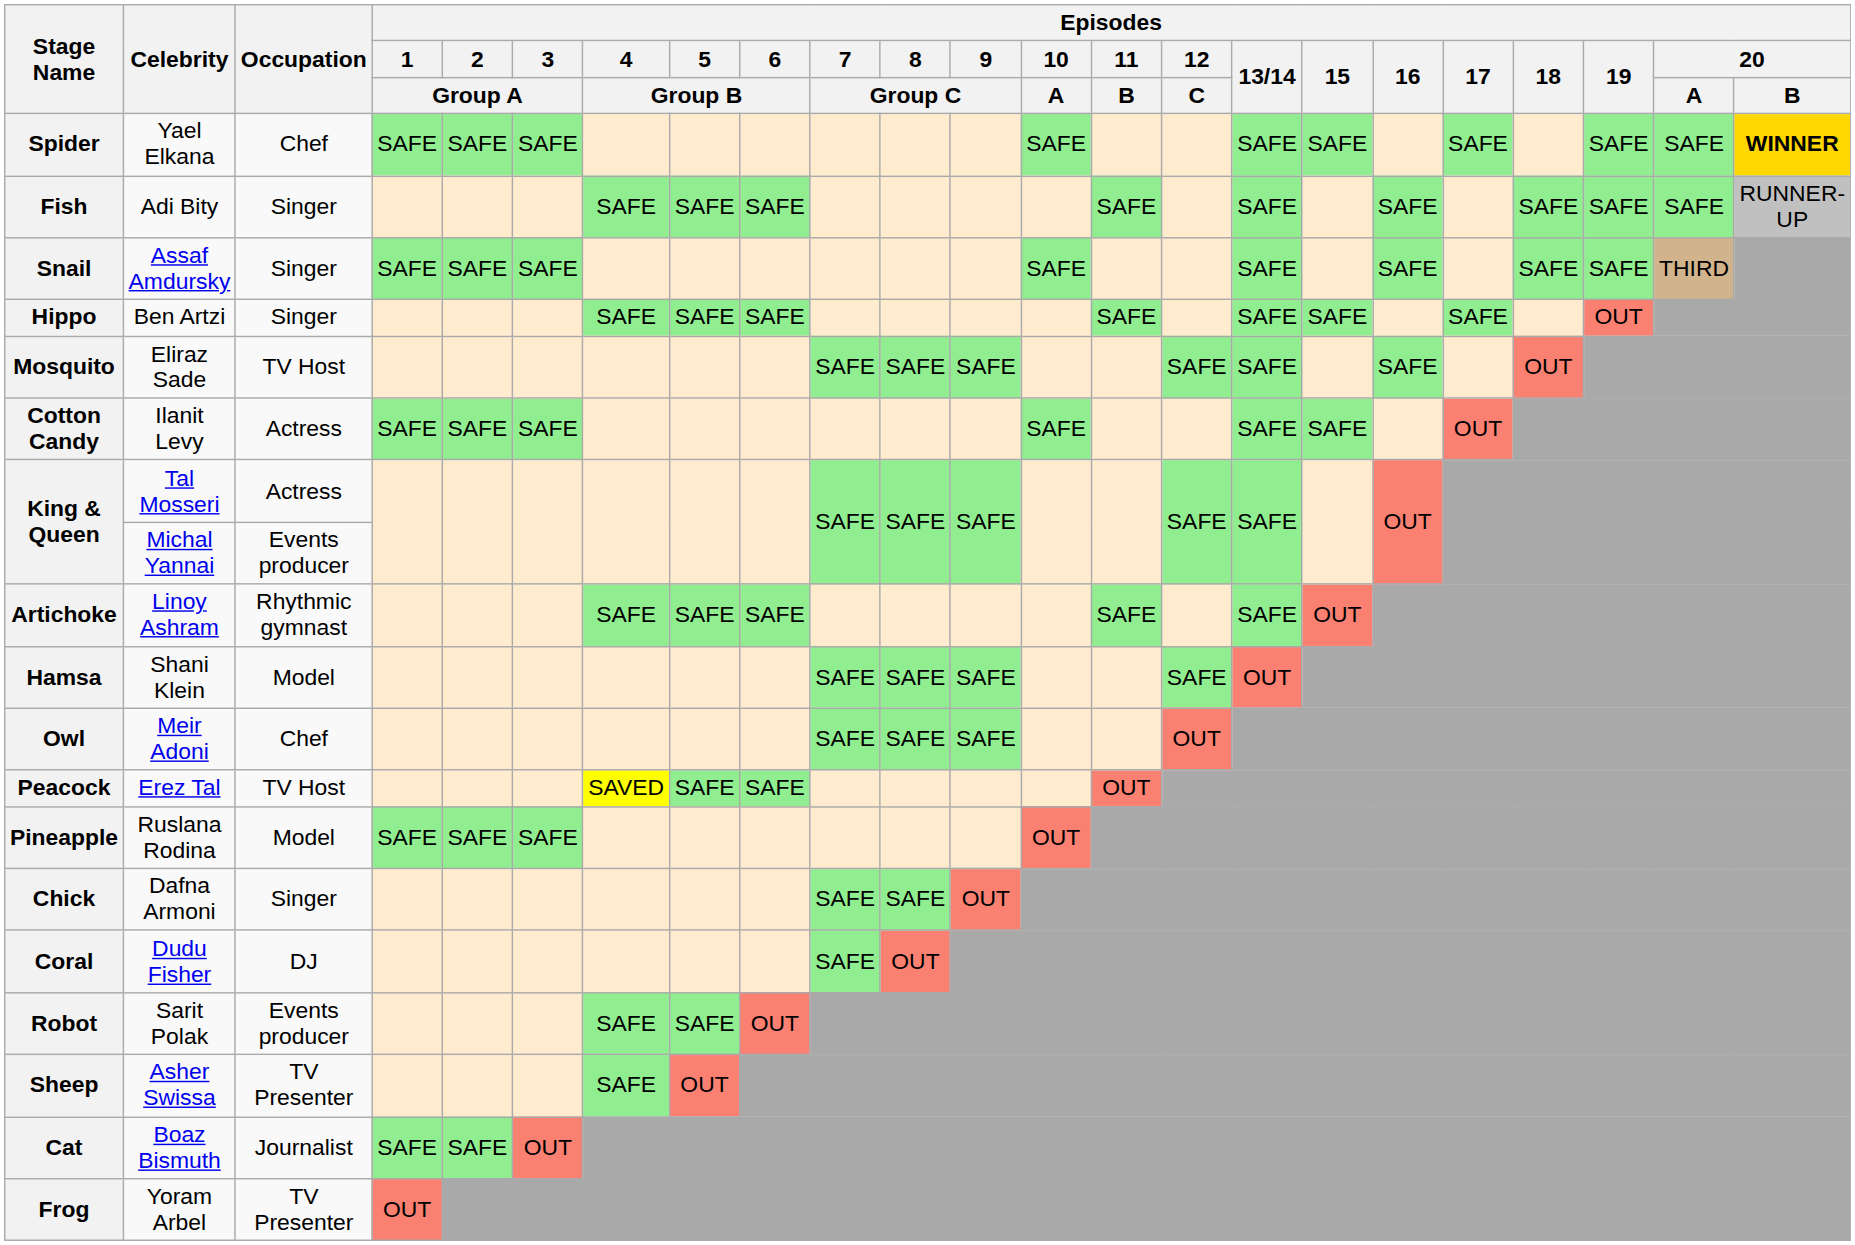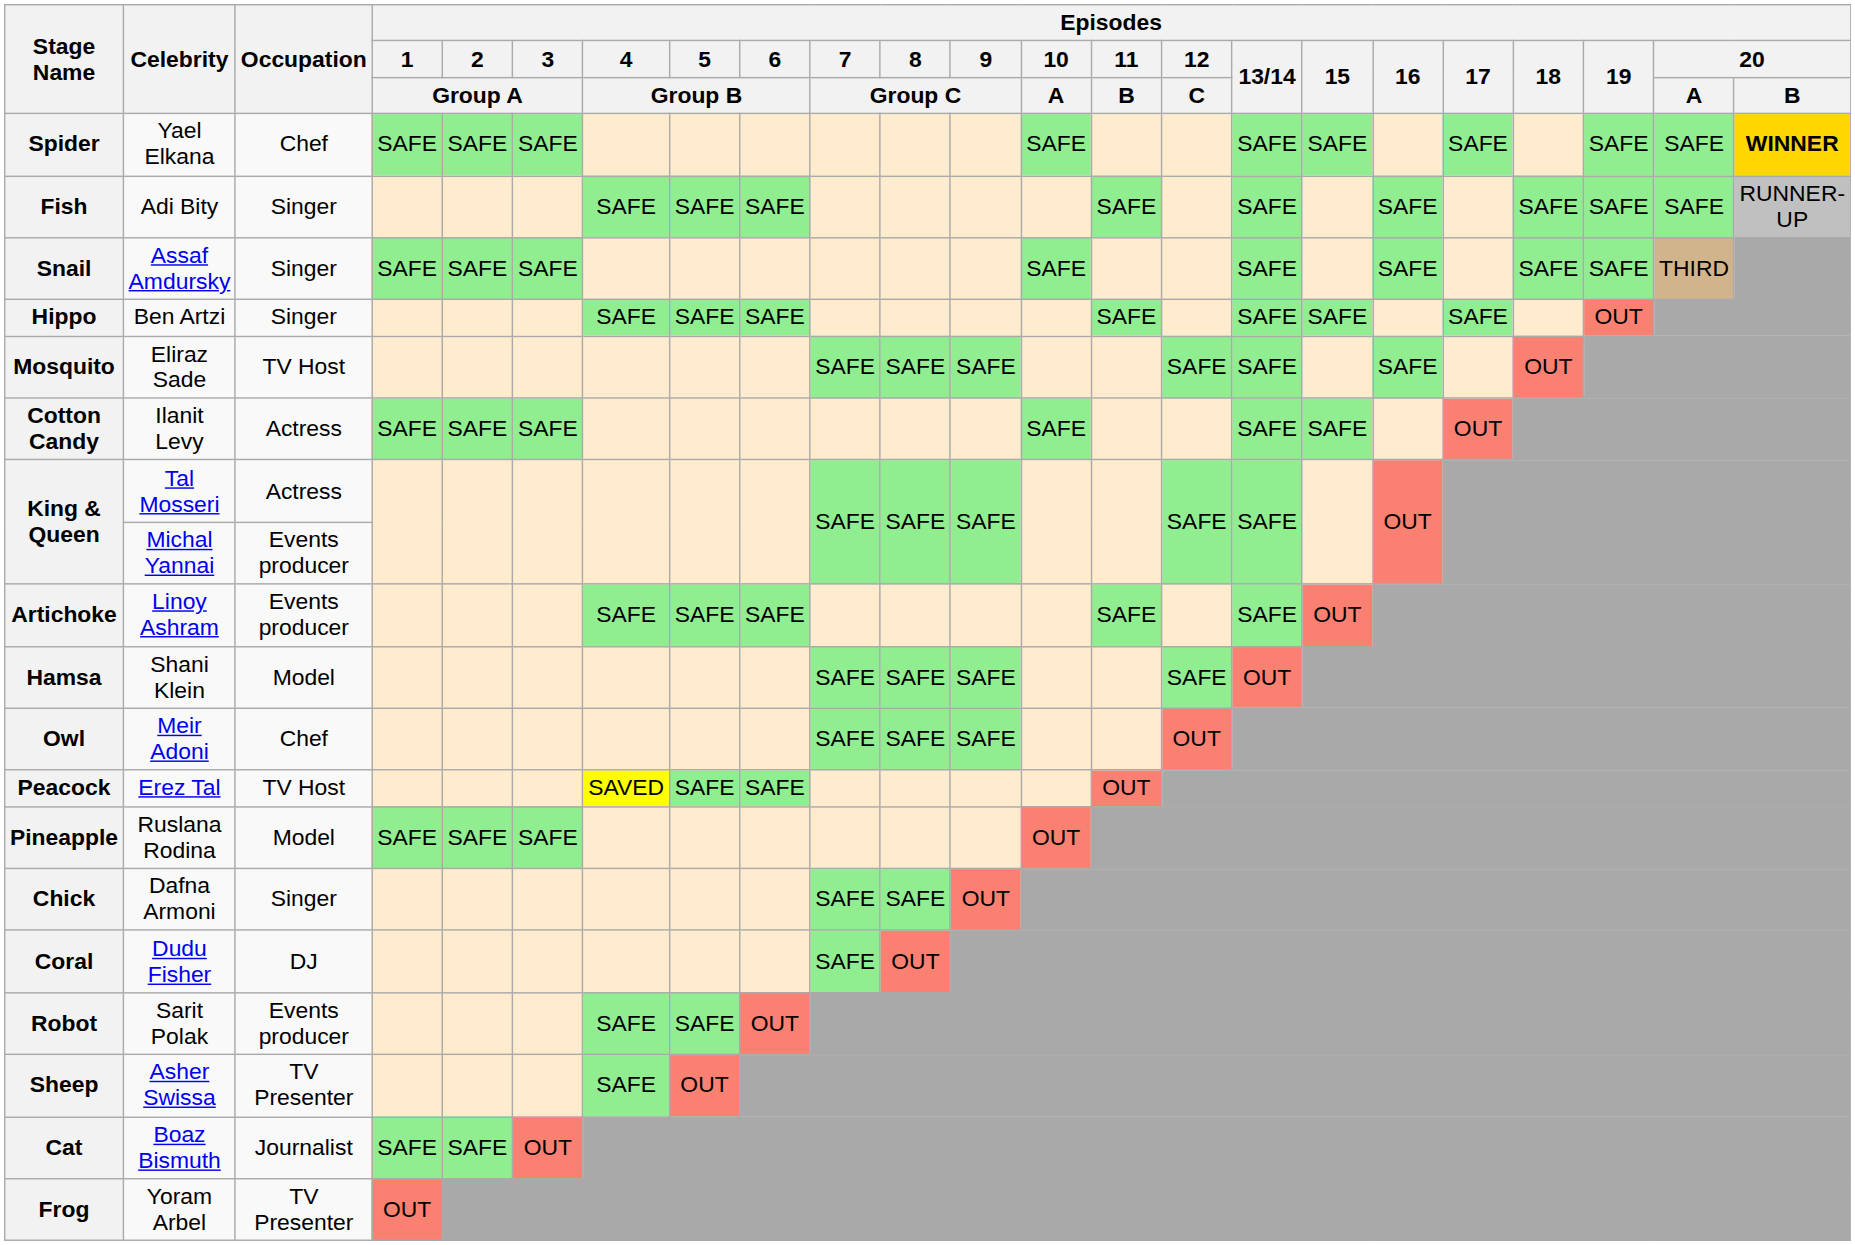(304, 614) Rhythmic gymnast -> (304, 614) Events producer
